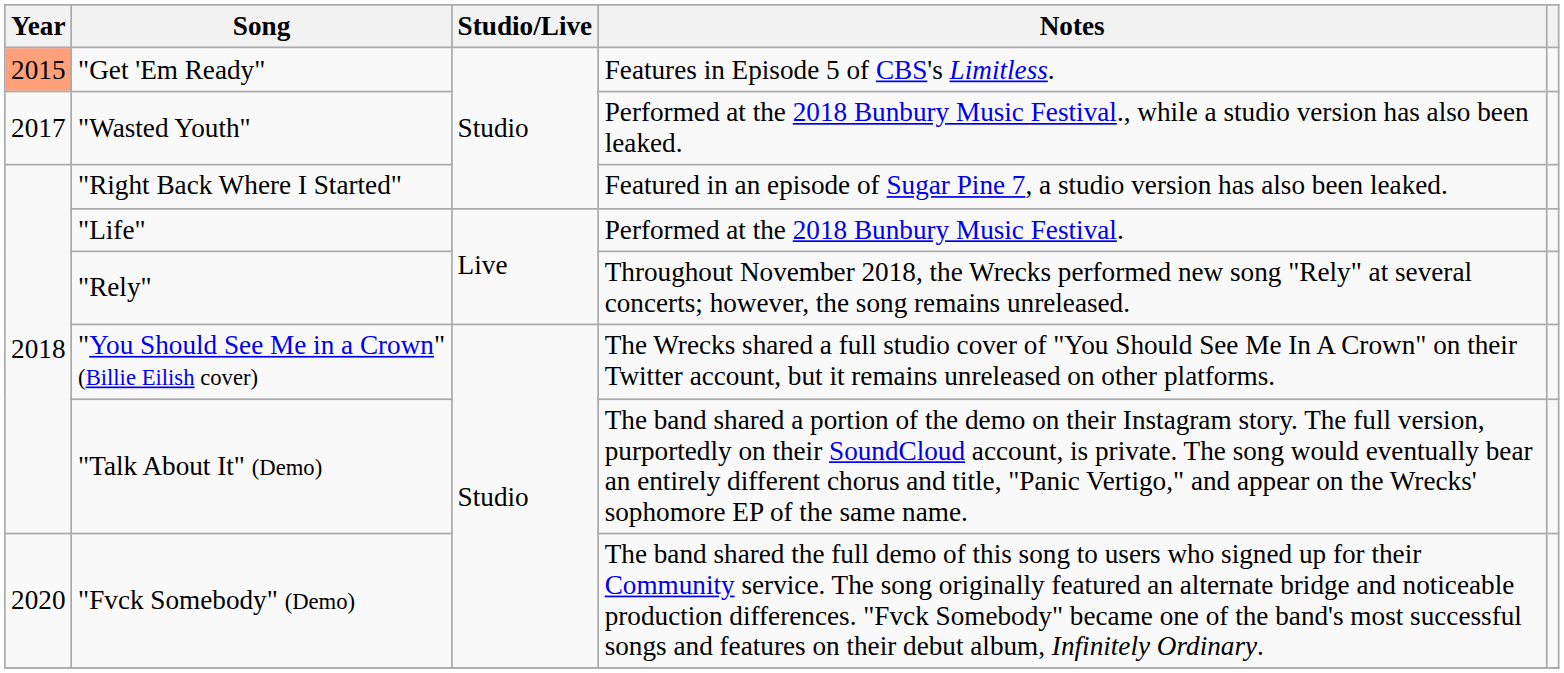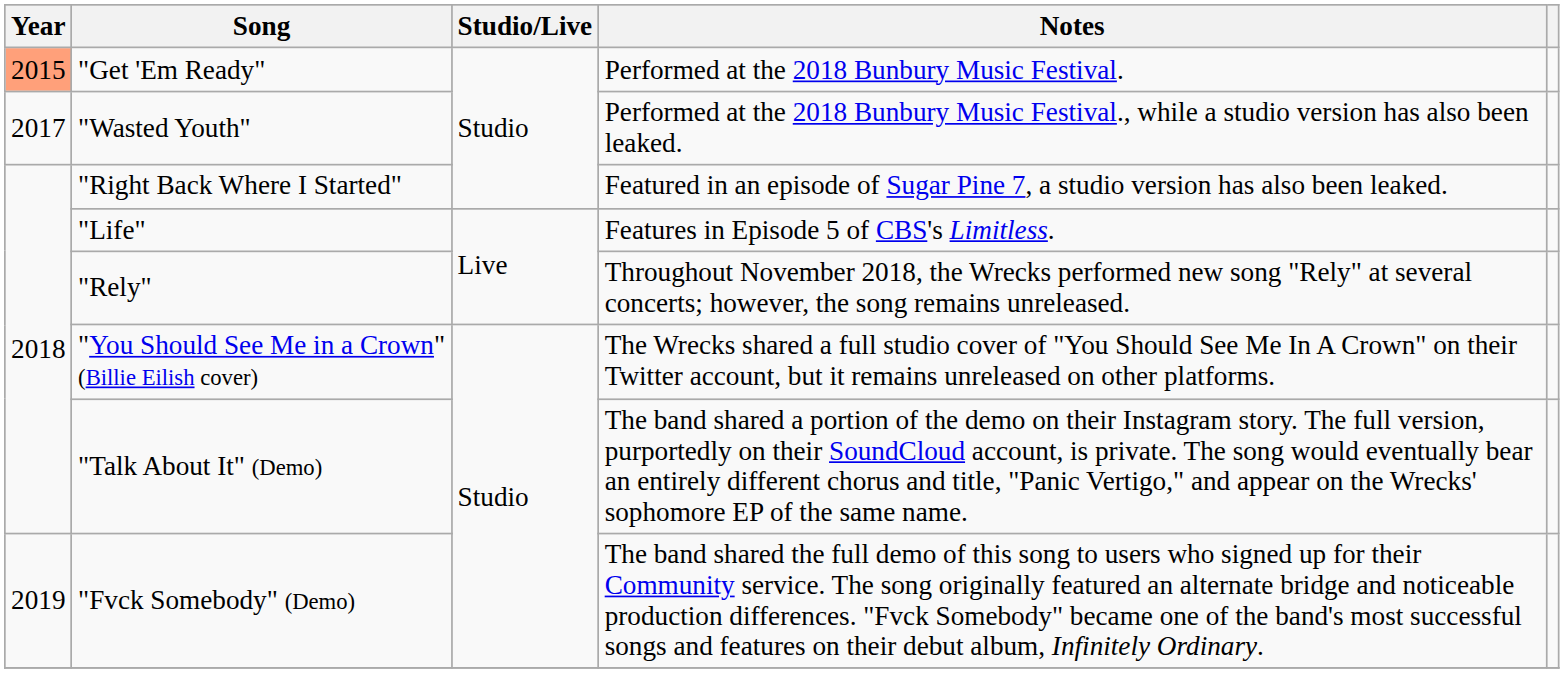(830, 69) Features in Episode 5 of CBS's Limitless. -> (864, 69) Performed at the 2018 Bunbury Music Festival.
(864, 229) Performed at the 2018 Bunbury Music Festival. -> (830, 229) Features in Episode 5 of CBS's Limitless.
(38, 600) 2020 -> (38, 600) 2019
